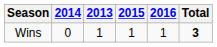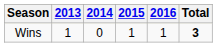columns swapped: (100, 13) <-> (68, 13)
